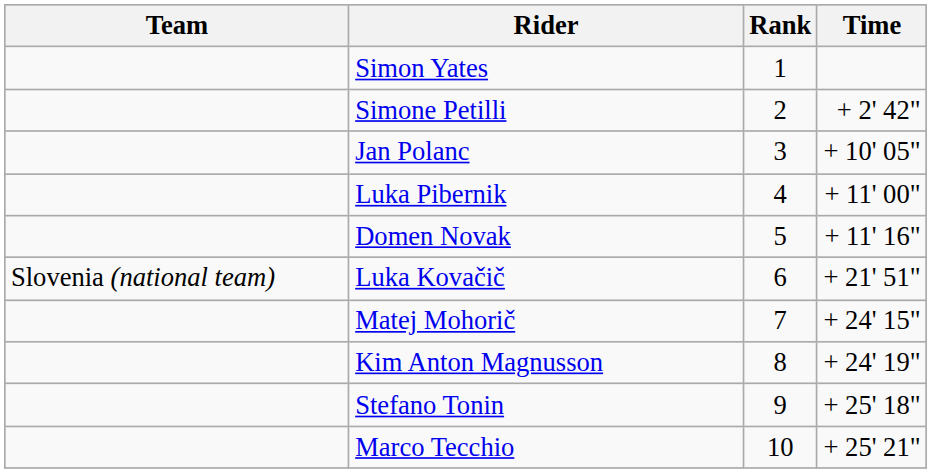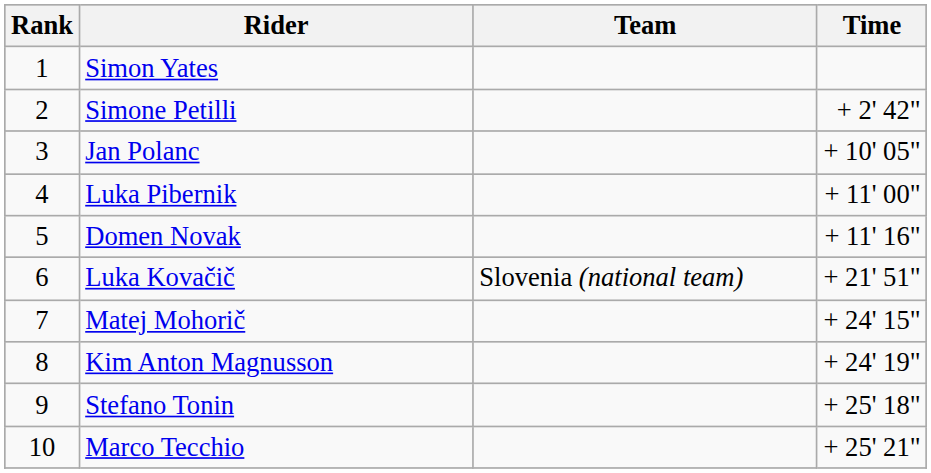columns swapped: (780, 25) <-> (177, 25)
